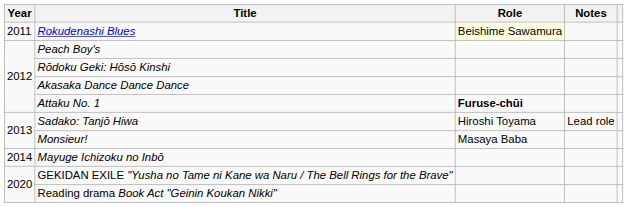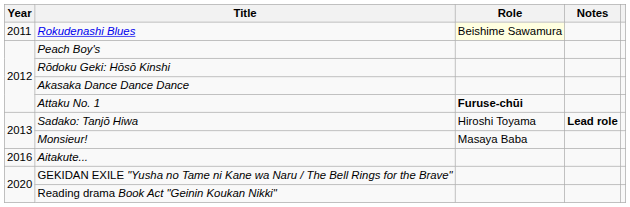(591, 121) normal -> (593, 121) bold
- row: (101, 157)
+ row: (63, 157)
